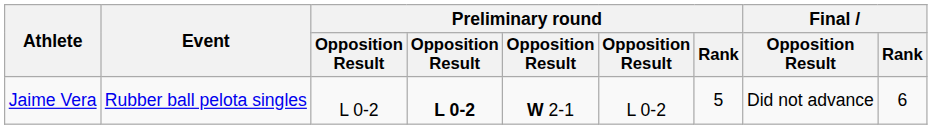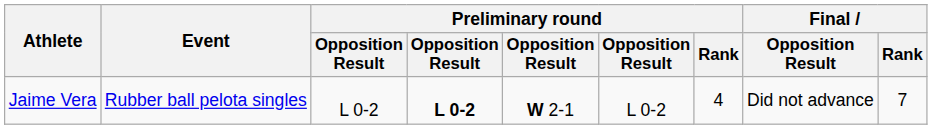(719, 101) 5 -> (719, 101) 4
(902, 101) 6 -> (902, 101) 7
